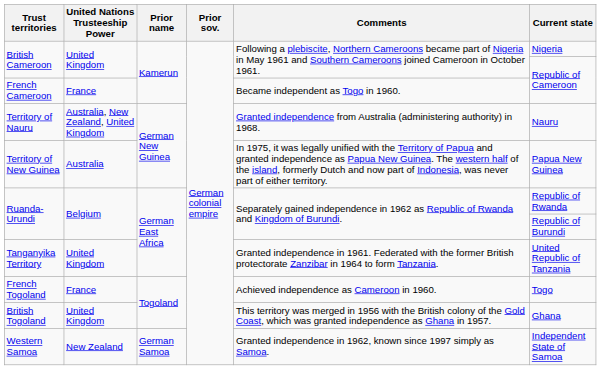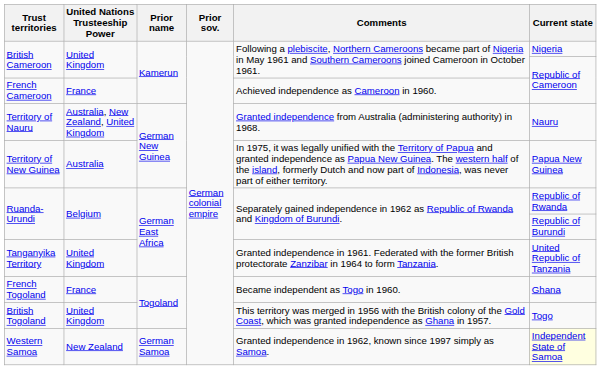(318, 91) Became independent as Togo in 1960. -> (336, 91) Achieved independence as Cameroon in 1960.
(336, 290) Achieved independence as Cameroon in 1960. -> (318, 290) Became independent as Togo in 1960.
(542, 290) Togo -> (546, 290) Ghana
(546, 316) Ghana -> (542, 316) Togo
(559, 347) no background -> (559, 347) lightyellow background
